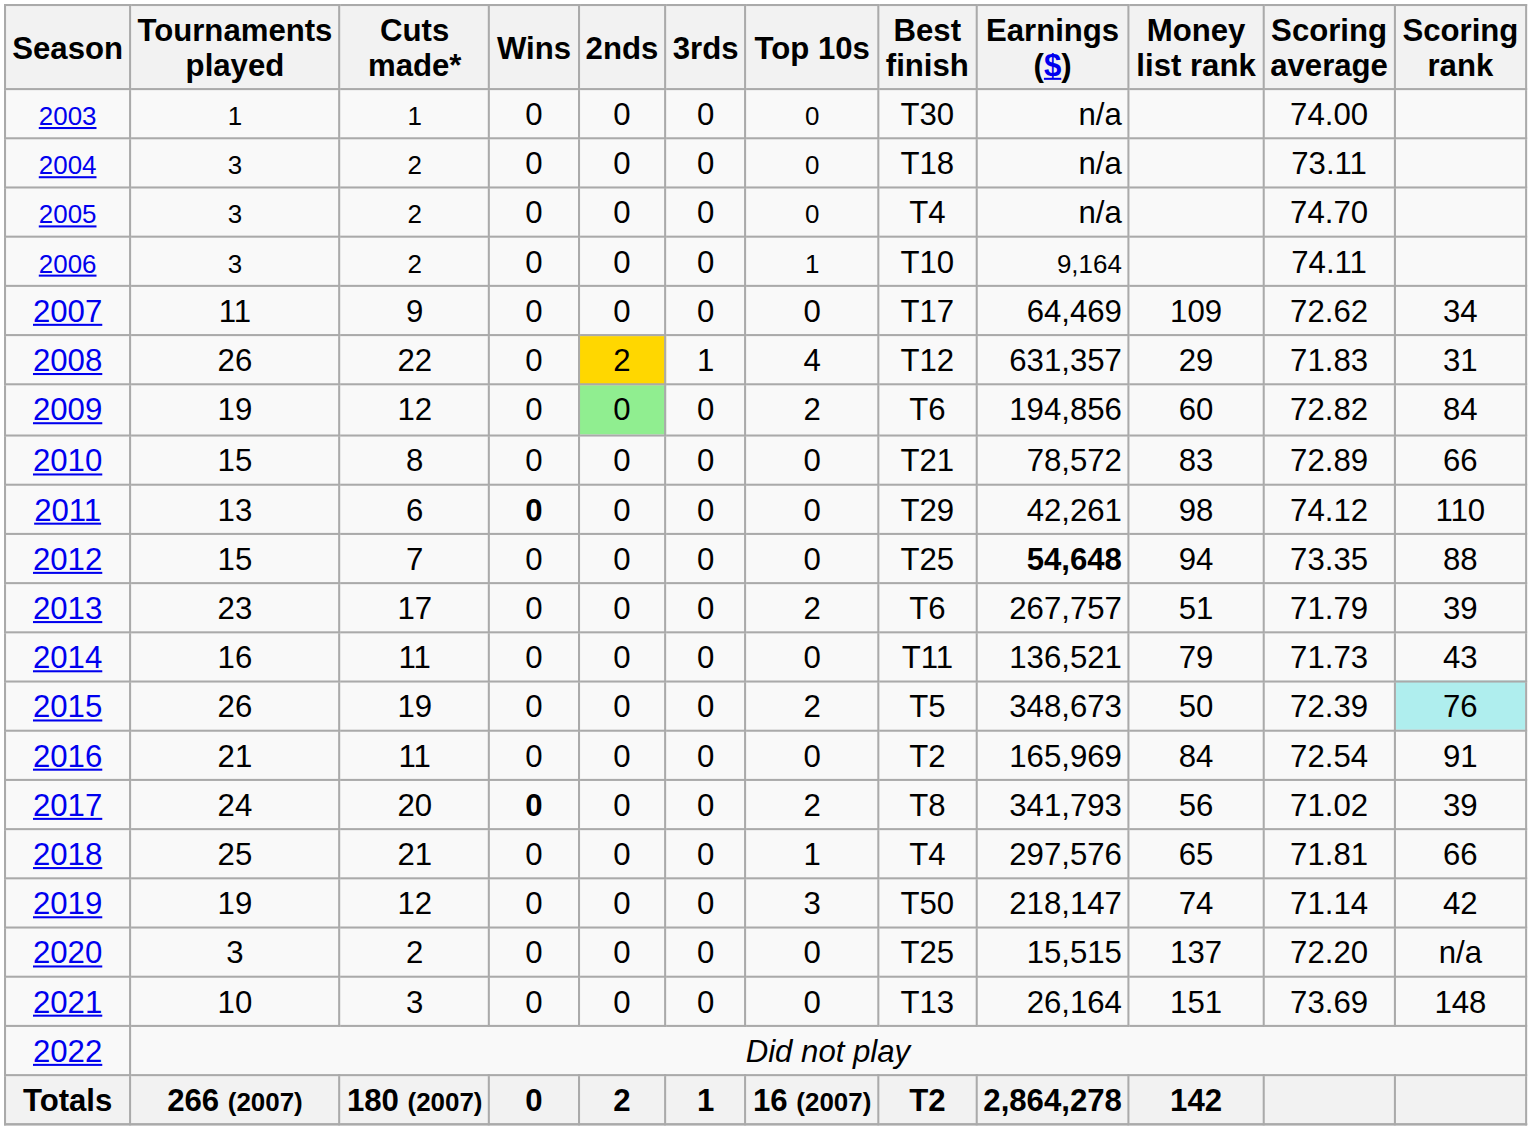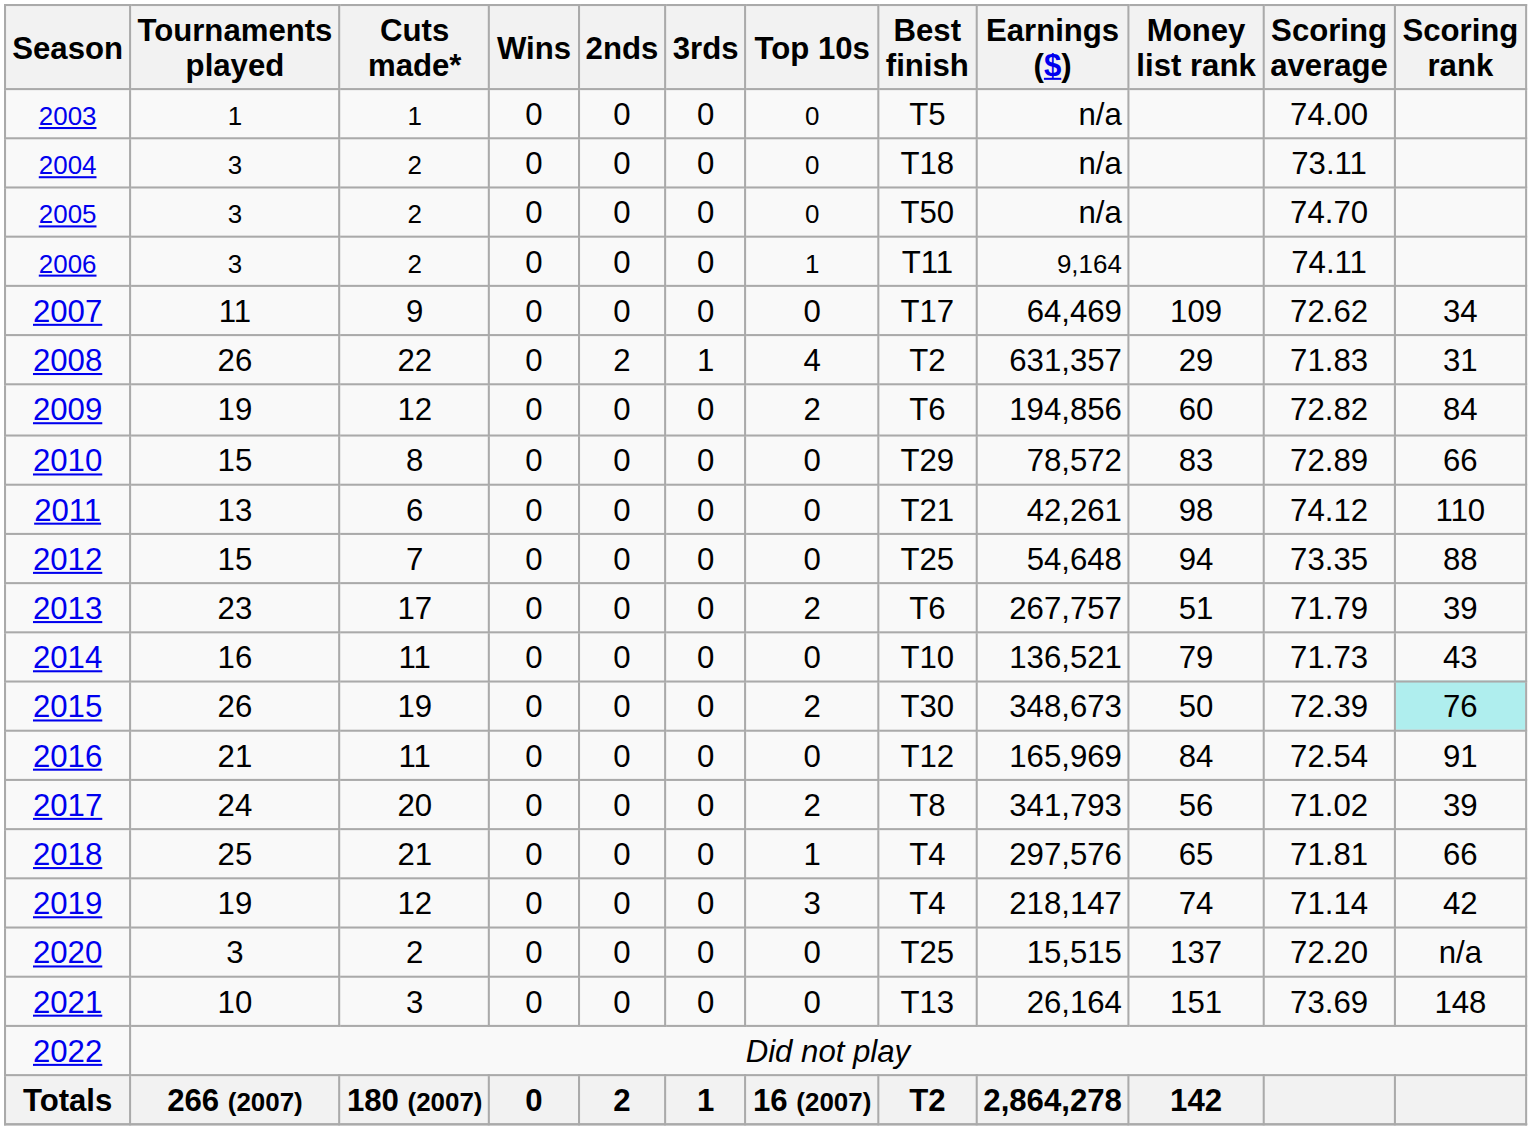(927, 114) T30 -> (927, 114) T5
(927, 213) T4 -> (927, 213) T50
(927, 262) T10 -> (927, 262) T11
(622, 361) gold background -> (622, 361) no background
(927, 361) T12 -> (927, 361) T2
(622, 410) lightgreen background -> (622, 410) no background
(927, 459) T21 -> (927, 459) T29
(534, 509) bold -> (534, 509) normal
(927, 509) T29 -> (927, 509) T21
(1074, 558) bold -> (1074, 558) normal
(927, 657) T11 -> (927, 657) T10
(927, 706) T5 -> (927, 706) T30
(927, 755) T2 -> (927, 755) T12
(534, 805) bold -> (534, 805) normal
(927, 903) T50 -> (927, 903) T4
